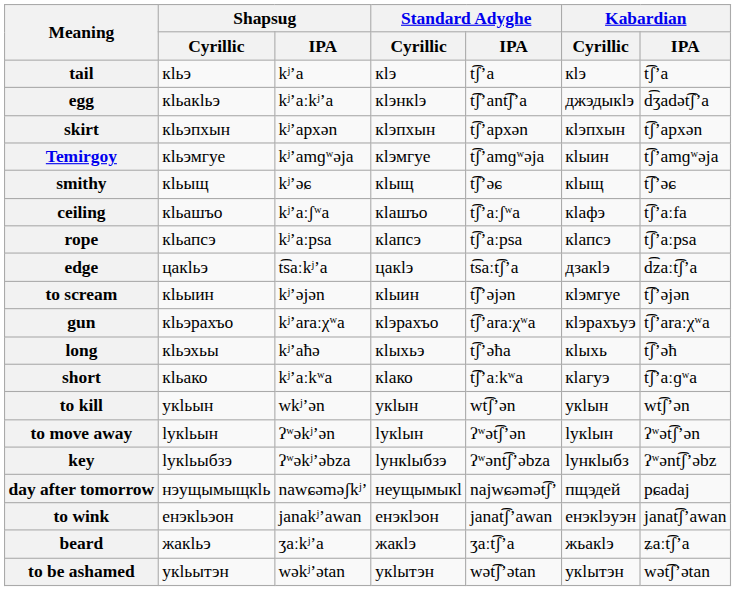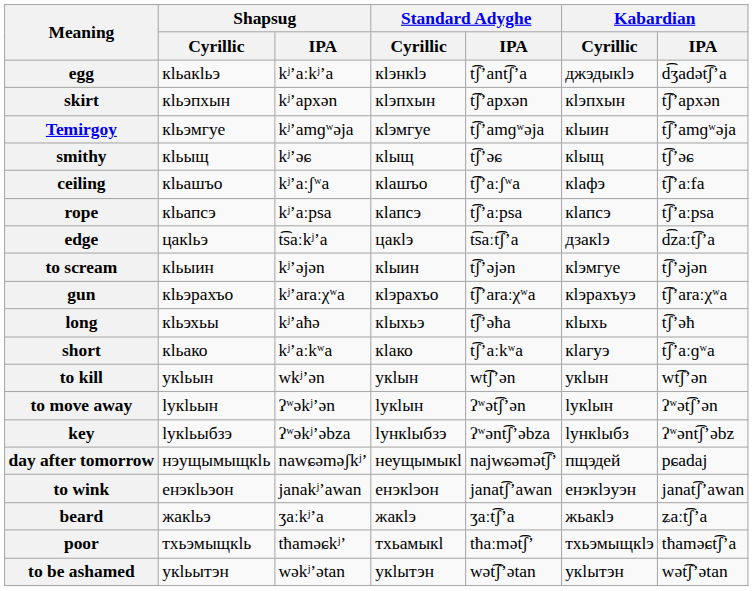- row: (81, 73)
+ row: (81, 543)
